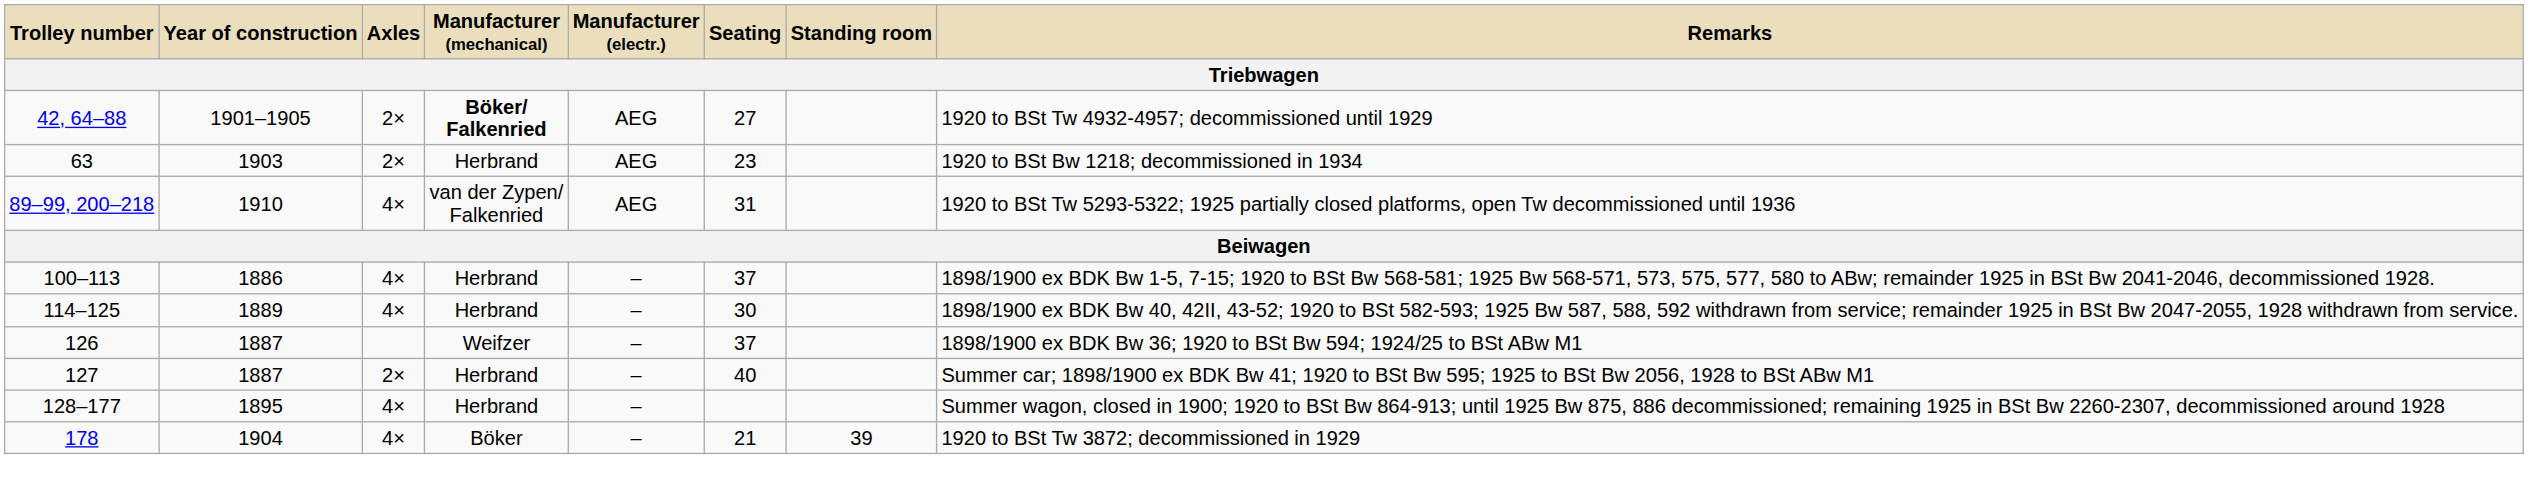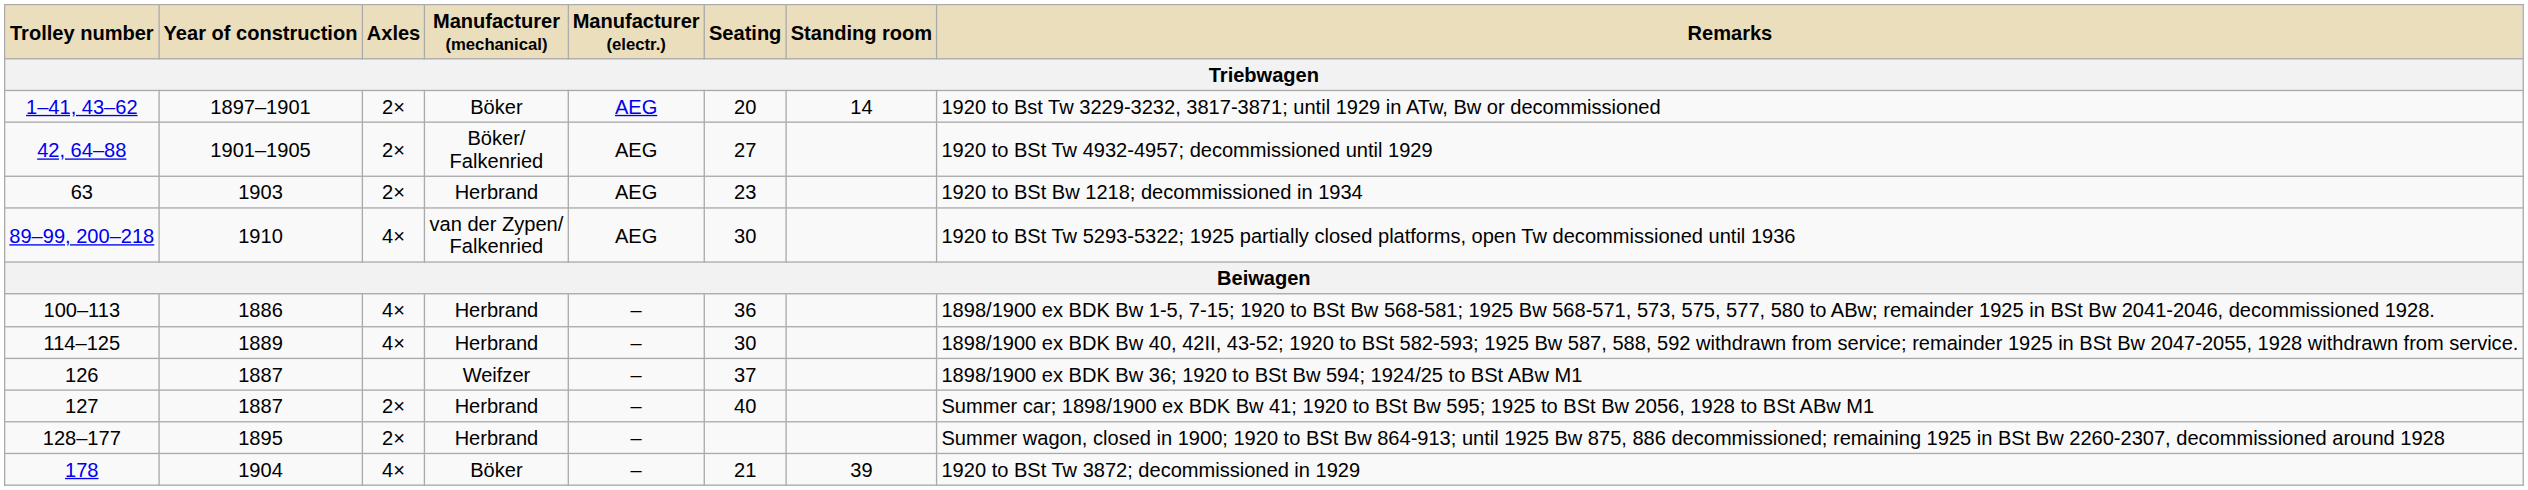+ row: (82, 107)
(496, 118) bold -> (496, 150) normal
(745, 204) 31 -> (745, 236) 30
(745, 279) 37 -> (745, 310) 36
(393, 406) 4× -> (393, 437) 2×
